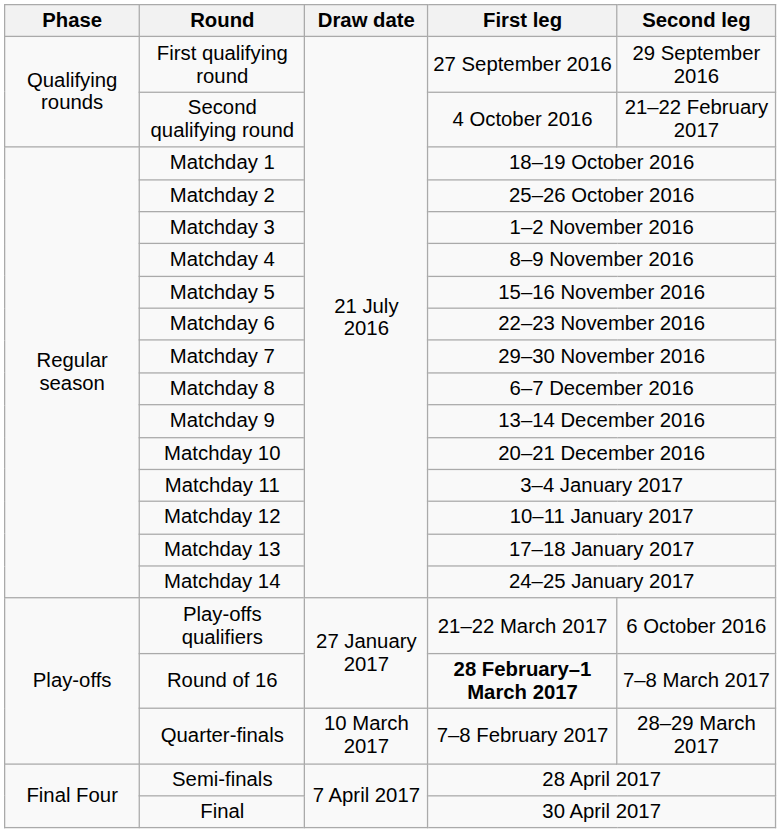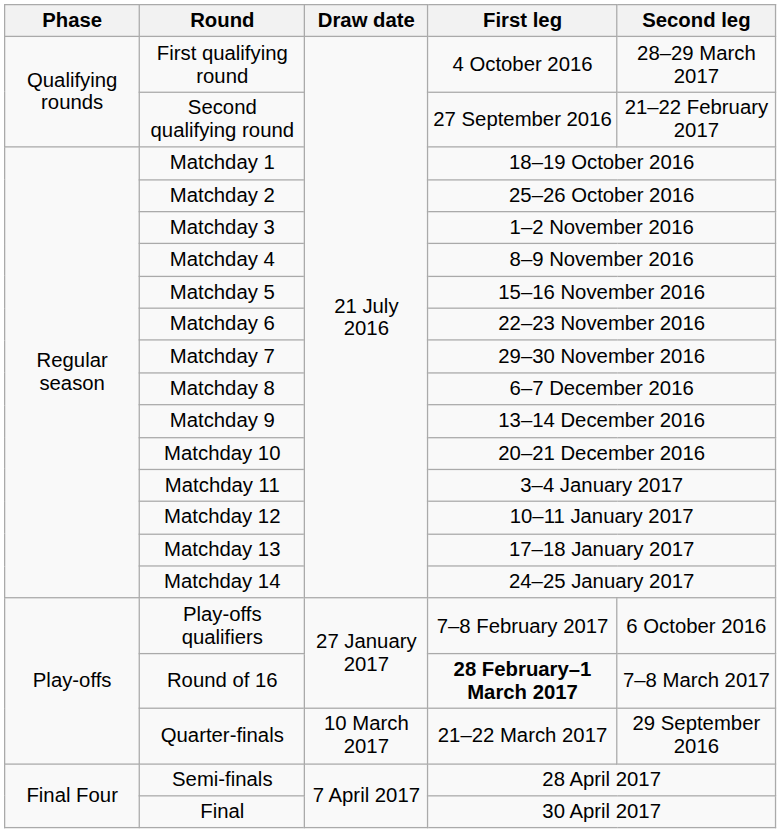(523, 64) 27 September 2016 -> (523, 64) 4 October 2016
(696, 64) 29 September 2016 -> (696, 64) 28–29 March 2017
(523, 119) 4 October 2016 -> (523, 119) 27 September 2016
(523, 625) 21–22 March 2017 -> (523, 625) 7–8 February 2017
(523, 735) 7–8 February 2017 -> (523, 735) 21–22 March 2017
(696, 735) 28–29 March 2017 -> (696, 735) 29 September 2016
